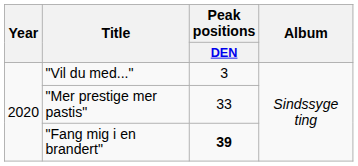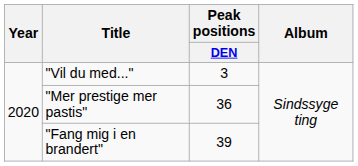(224, 104) 33 -> (224, 104) 36
(224, 142) bold -> (224, 142) normal
